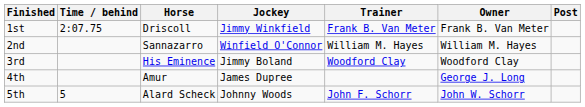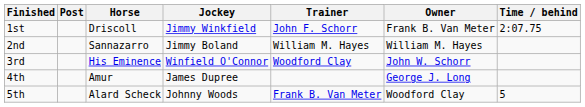columns swapped: (566, 13) <-> (99, 13)
(381, 29) Frank B. Van Meter -> (315, 29) John F. Schorr
(271, 45) Winfield O'Connor -> (202, 45) Jimmy Boland
(256, 61) Jimmy Boland -> (217, 61) Winfield O'Connor
(480, 61) Woodford Clay -> (428, 61) John W. Schorr
(369, 94) John F. Schorr -> (327, 94) Frank B. Van Meter
(483, 94) John W. Schorr -> (425, 94) Woodford Clay
